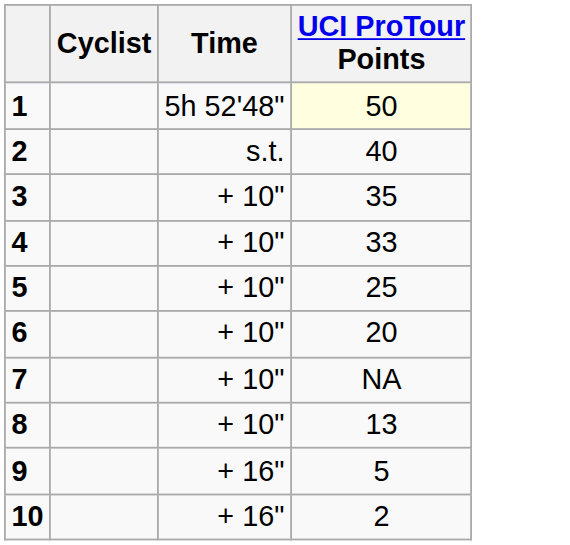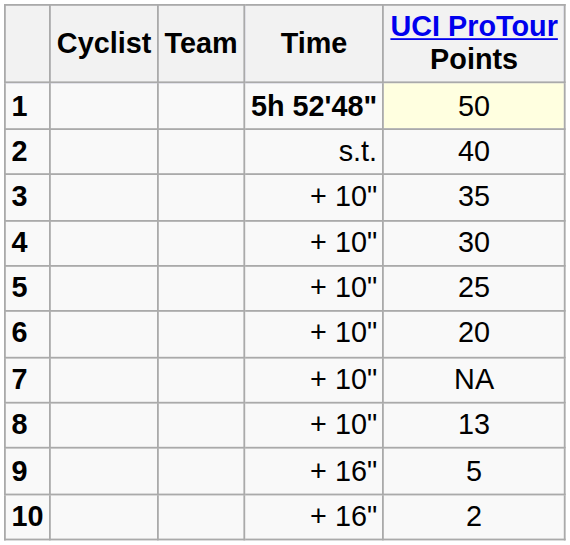+ column: (201, 43)
(224, 105) normal -> (314, 105) bold
(381, 242) 33 -> (474, 242) 30
